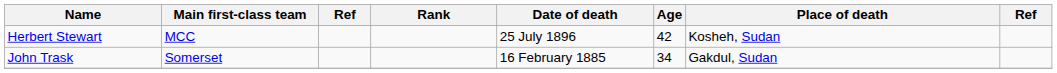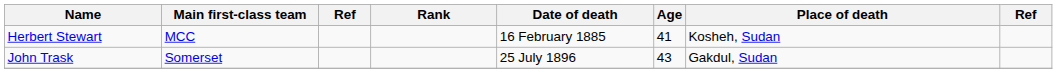(538, 36) 25 July 1896 -> (553, 36) 16 February 1885
(664, 36) 42 -> (664, 36) 41
(553, 57) 16 February 1885 -> (538, 57) 25 July 1896
(664, 57) 34 -> (664, 57) 43
